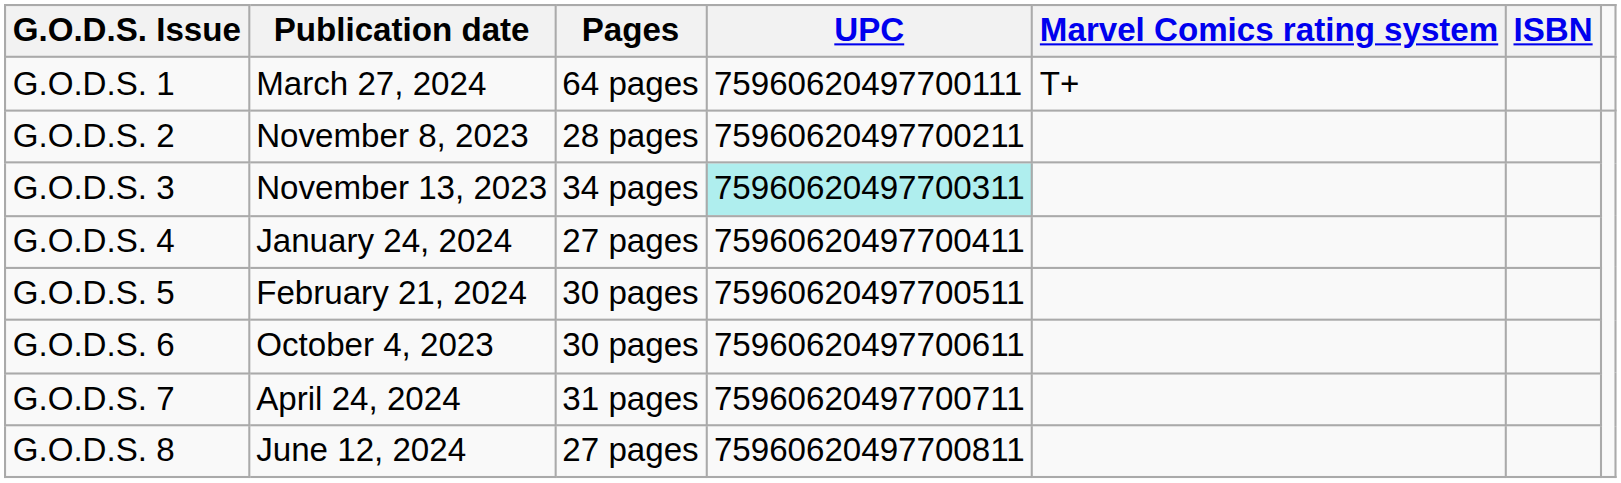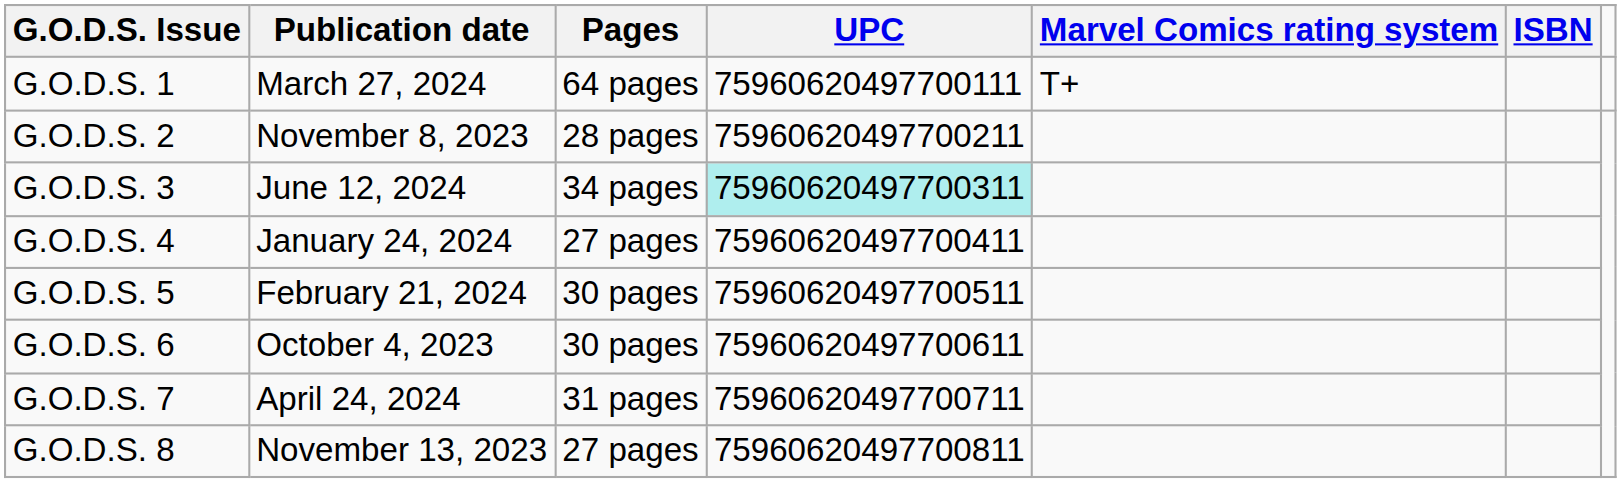(402, 188) November 13, 2023 -> (361, 188) June 12, 2024
(361, 450) June 12, 2024 -> (402, 450) November 13, 2023
